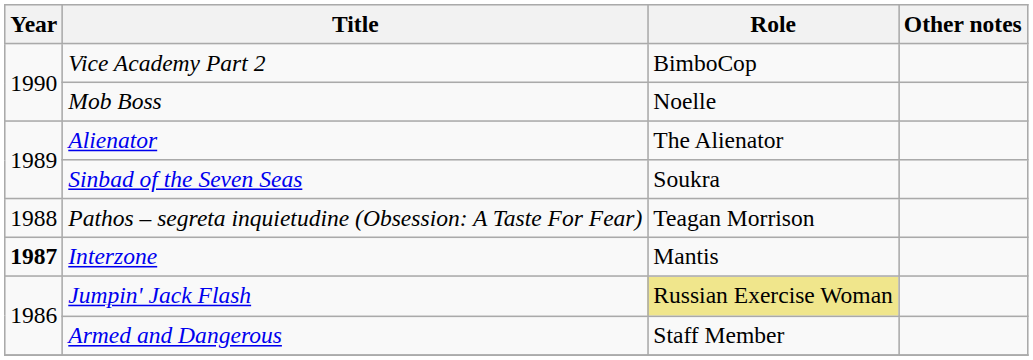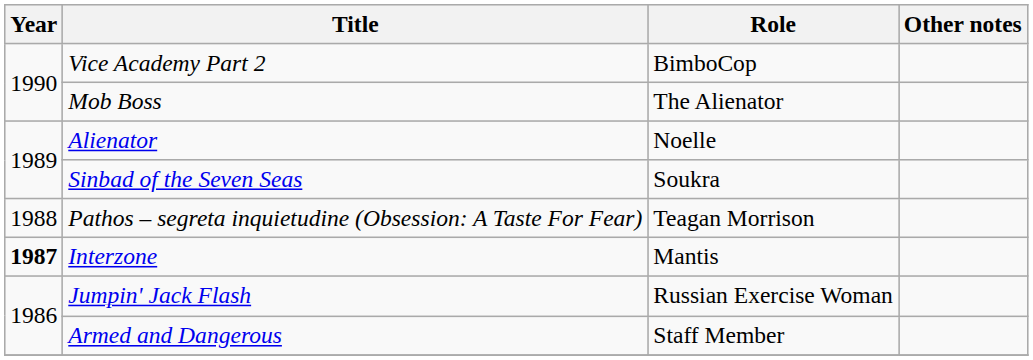(685, 101) Noelle -> (718, 101) The Alienator
(718, 140) The Alienator -> (685, 140) Noelle
(773, 296) khaki background -> (773, 296) no background
